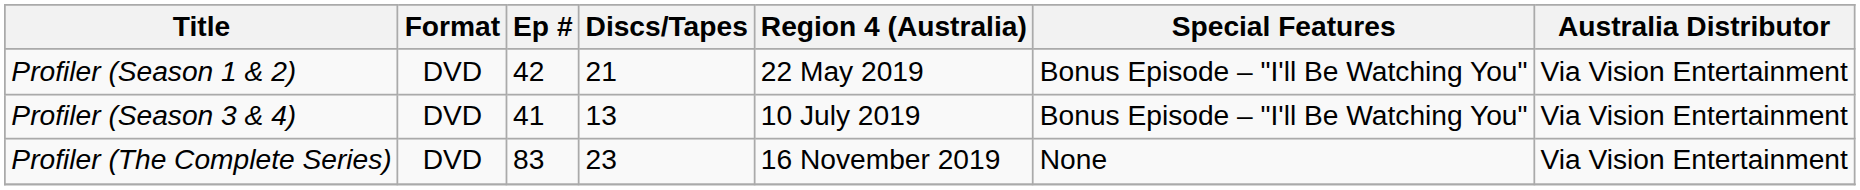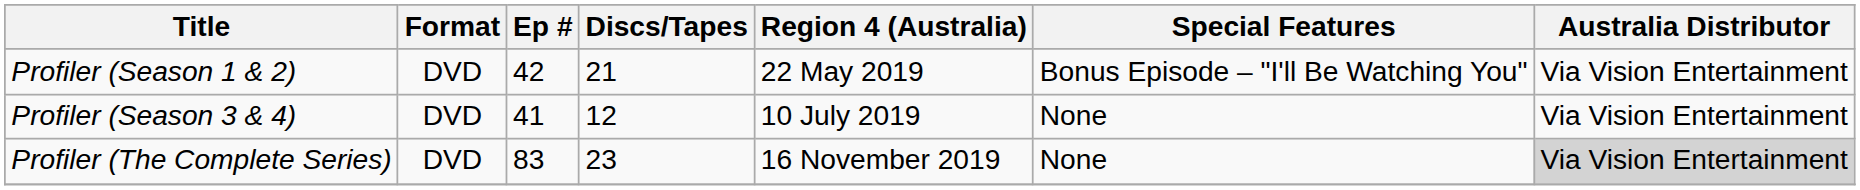(601, 116) 13 -> (601, 116) 12
(1284, 116) Bonus Episode – "I'll Be Watching You" -> (1073, 116) None
(1694, 160) no background -> (1694, 160) lightgrey background
